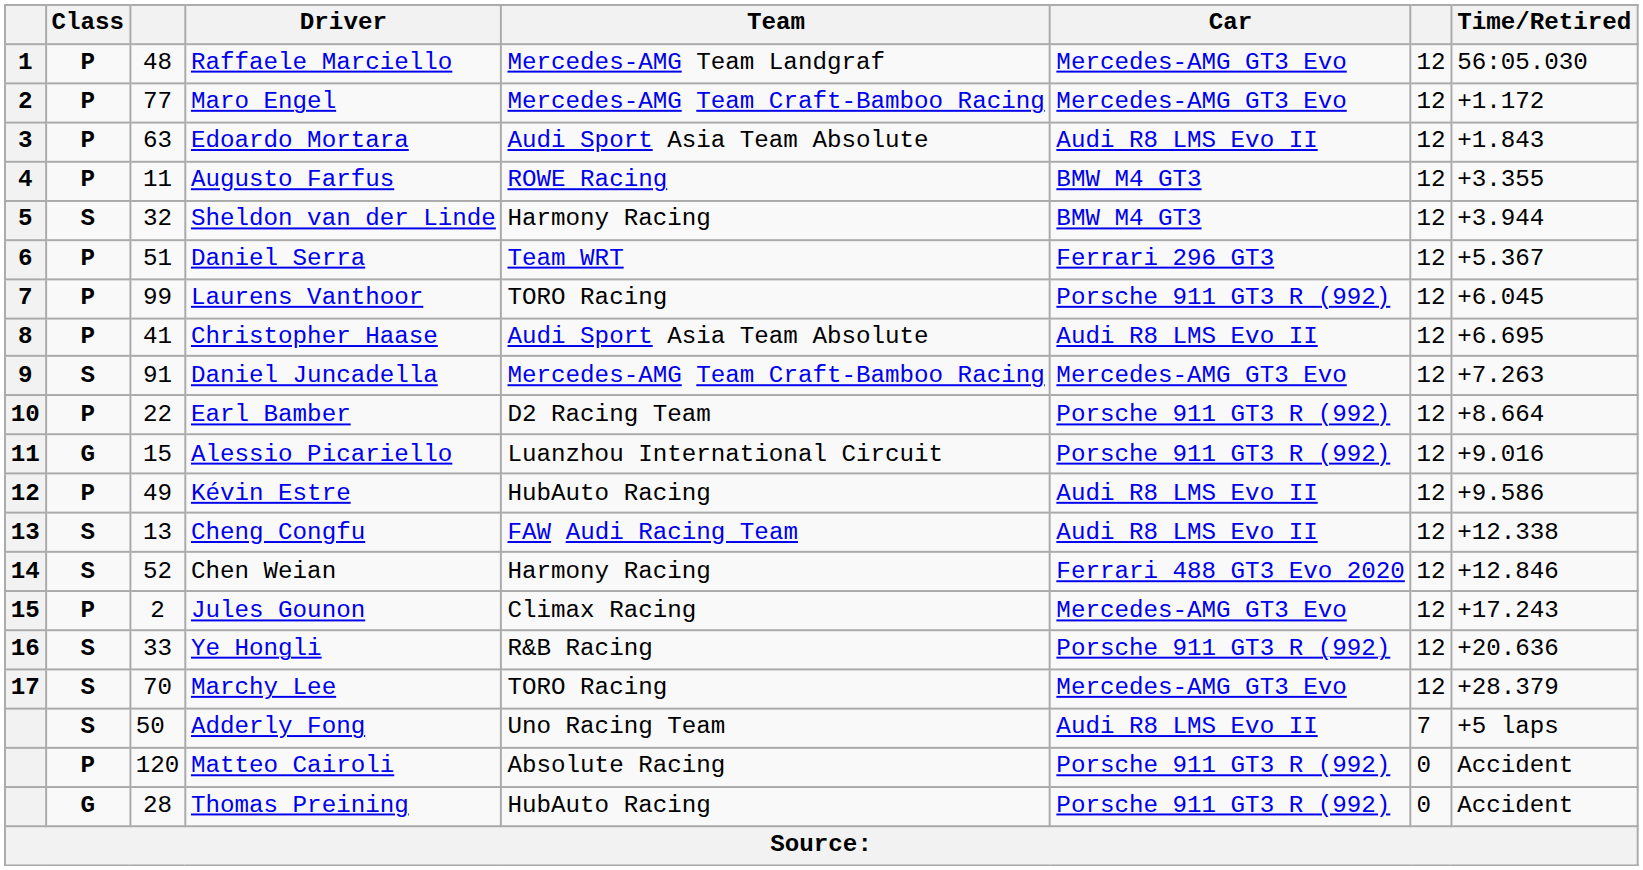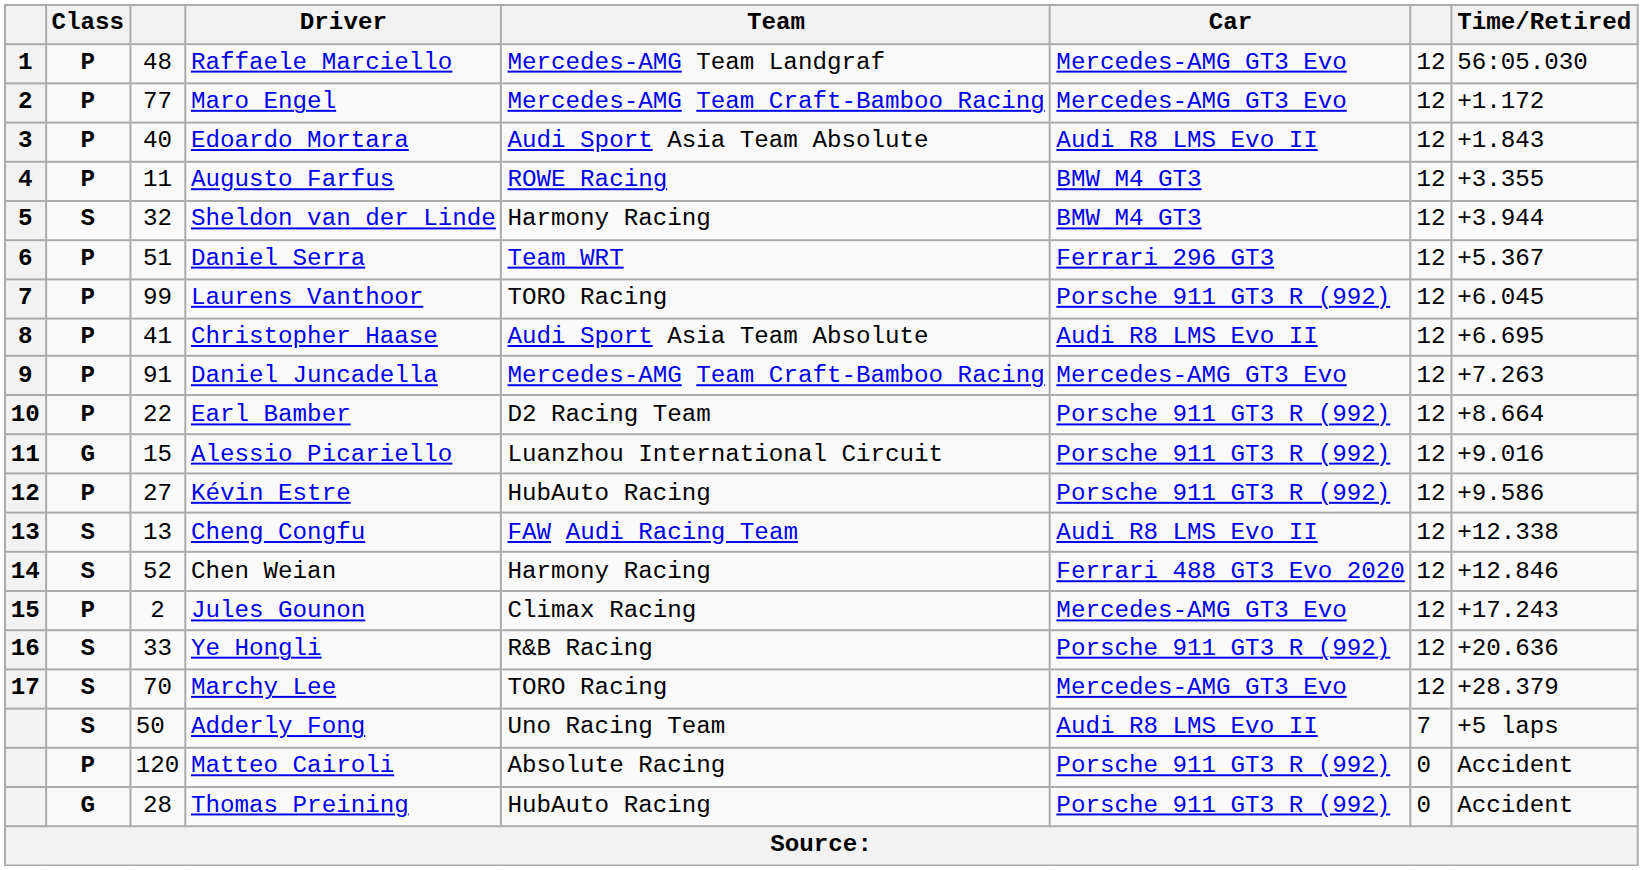(158, 142) 63 -> (158, 142) 40
(88, 377) S -> (88, 377) P
(158, 494) 49 -> (158, 494) 27
(1187, 494) Audi R8 LMS Evo II -> (1223, 494) Porsche 911 GT3 R (992)
